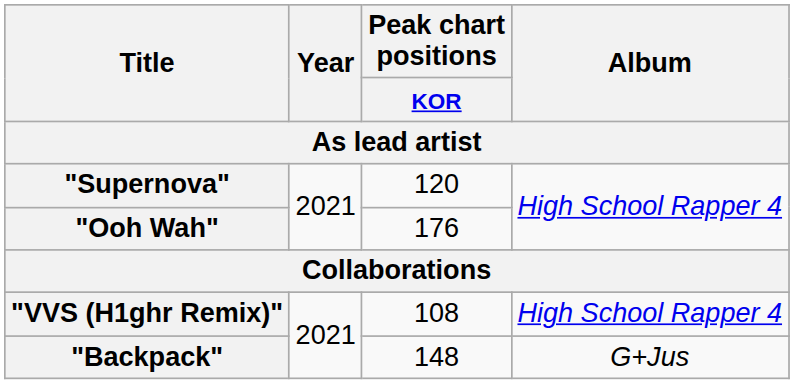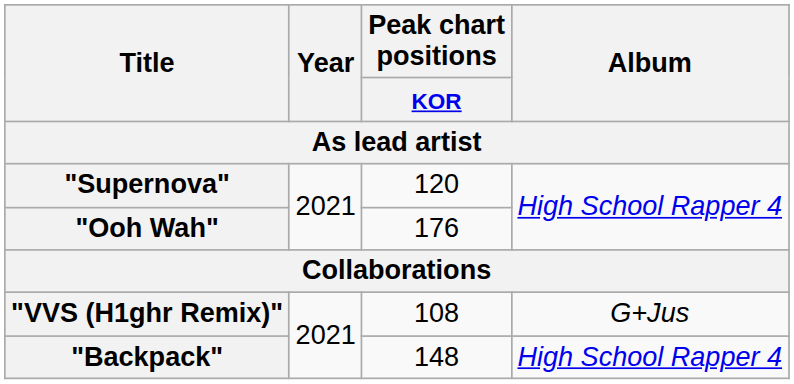(650, 313) High School Rapper 4 -> (650, 313) G+Jus
(650, 356) G+Jus -> (650, 356) High School Rapper 4
